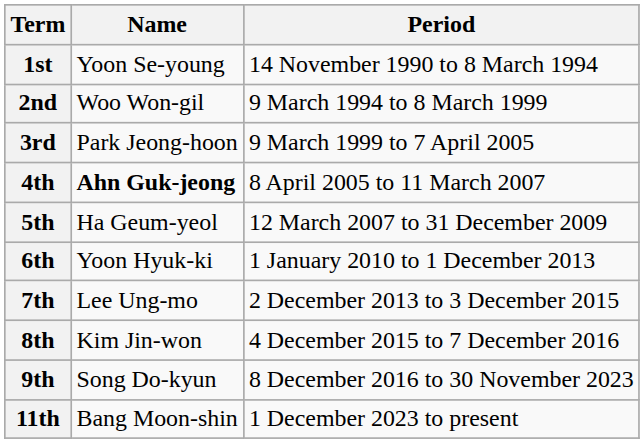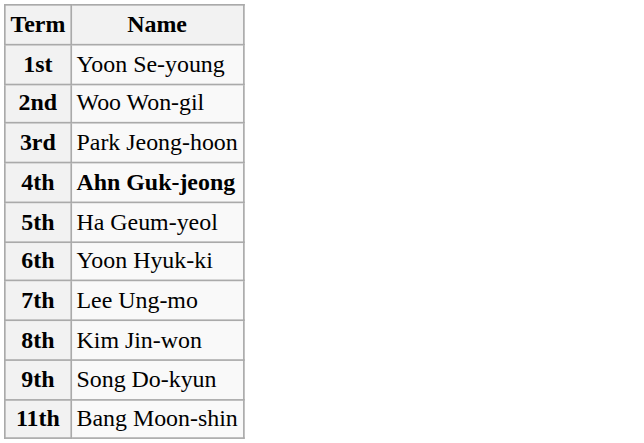- column: (441, 24)
